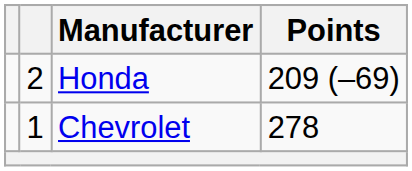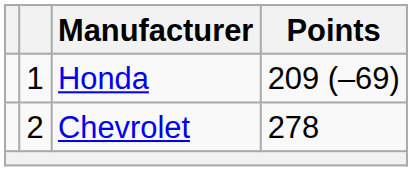(35, 78) 2 -> (35, 78) 1
(35, 127) 1 -> (35, 127) 2
